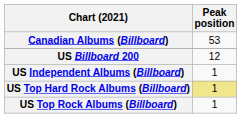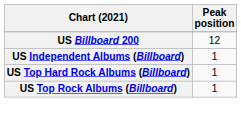- row: (98, 40)
(215, 89) khaki background -> (215, 72) no background
